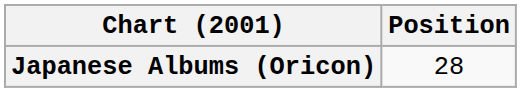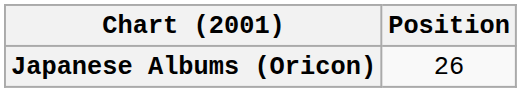(449, 67) 28 -> (449, 67) 26
